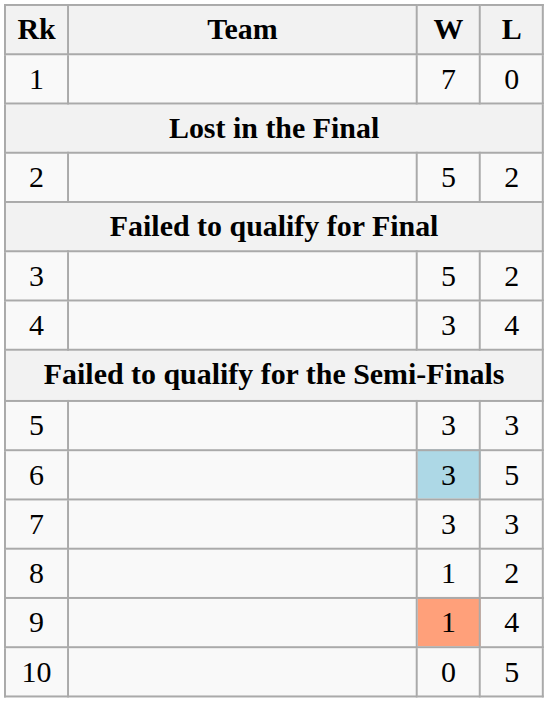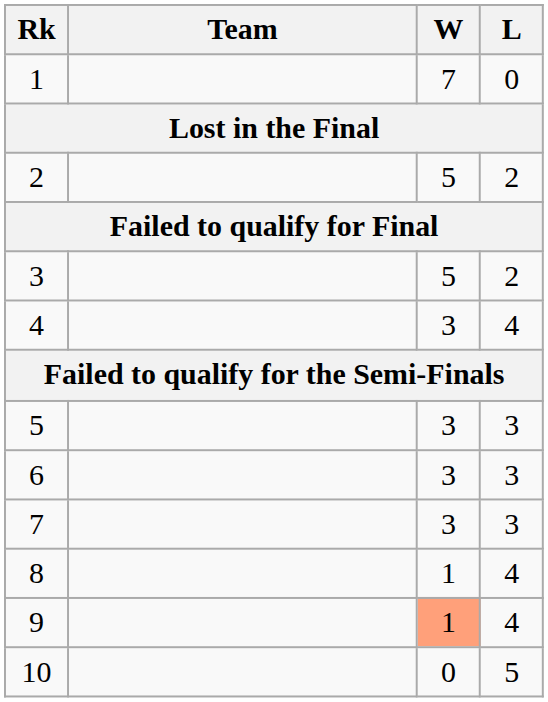(449, 473) lightblue background -> (449, 473) no background
(512, 473) 5 -> (512, 473) 3
(512, 572) 2 -> (512, 572) 4
